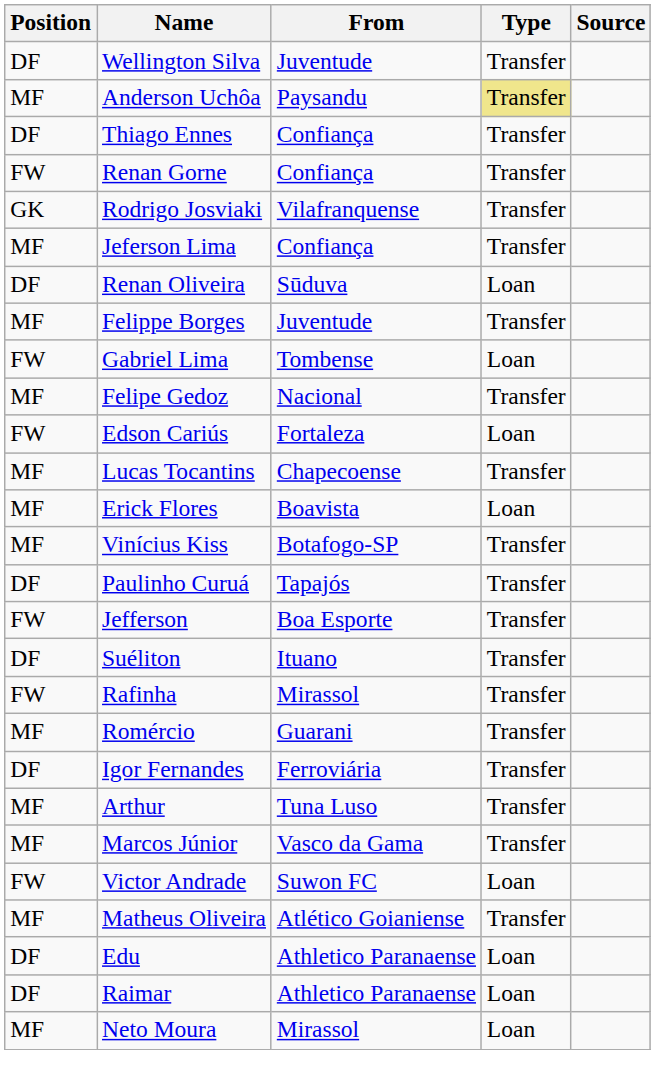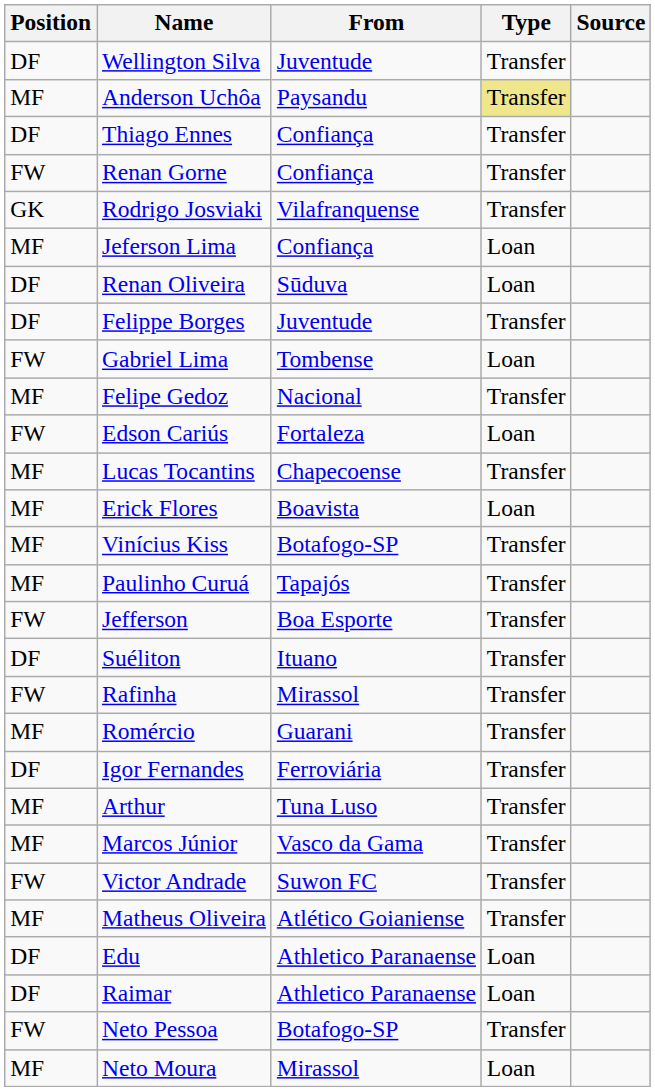(526, 246) Transfer -> (511, 246) Loan
(27, 321) MF -> (25, 321) DF
(25, 582) DF -> (27, 582) MF
(511, 881) Loan -> (526, 881) Transfer
+ row: (160, 1030)
